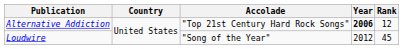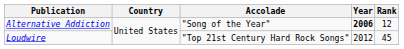(266, 24) "Top 21st Century Hard Rock Songs" -> (226, 24) "Song of the Year"
(226, 38) "Song of the Year" -> (266, 38) "Top 21st Century Hard Rock Songs"
